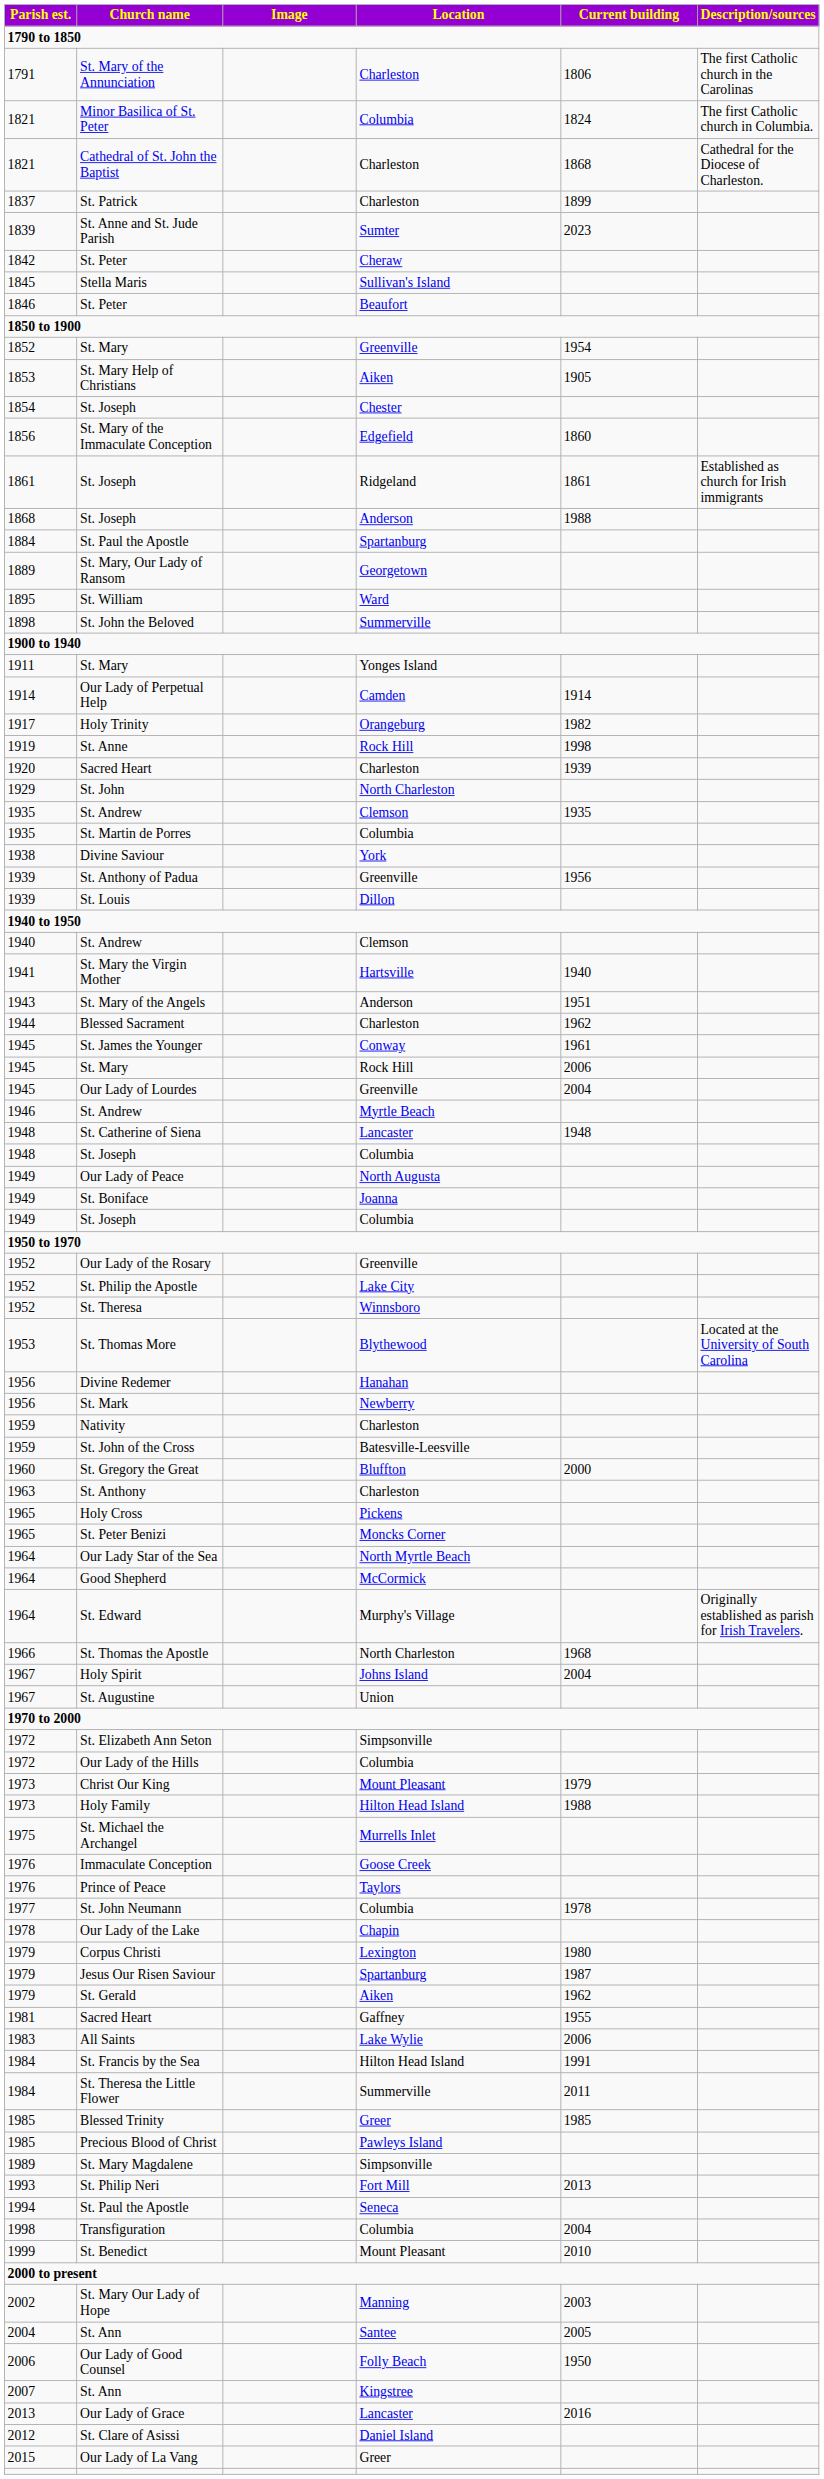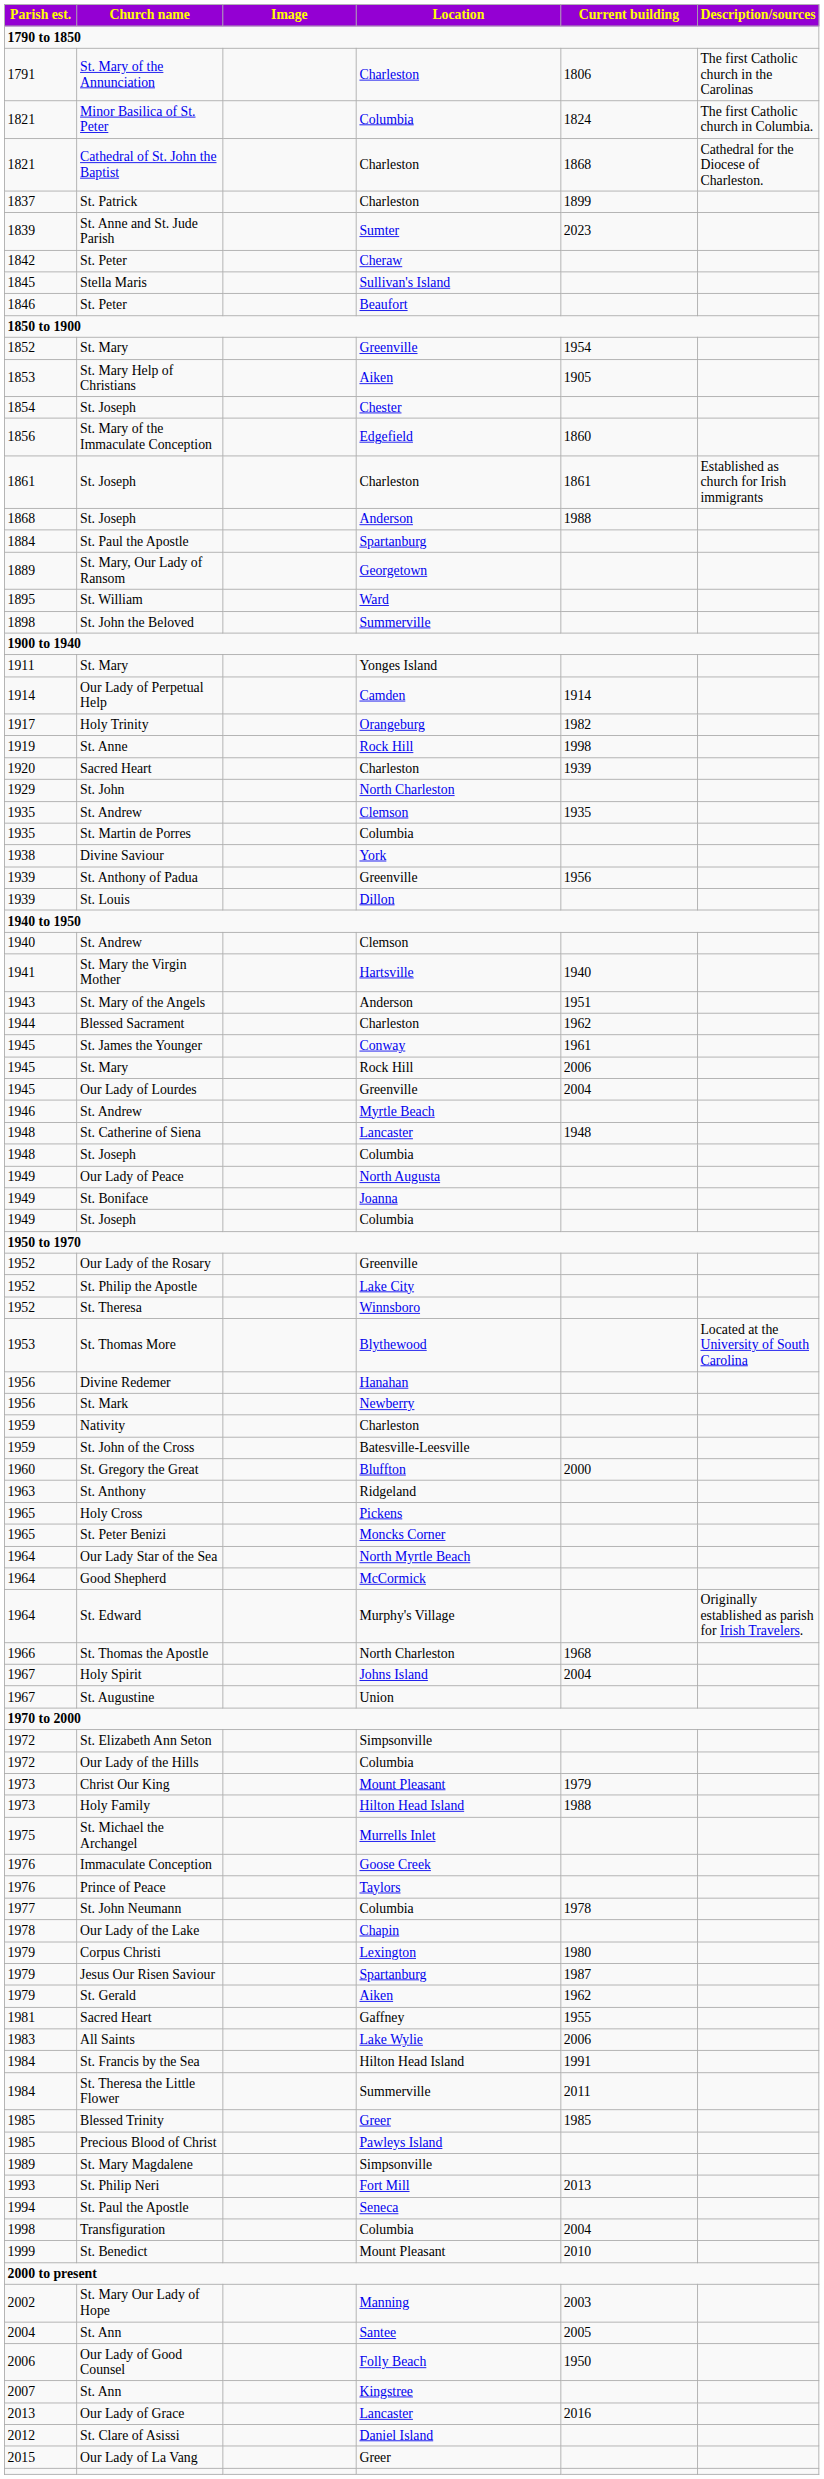(388, 482) Ridgeland -> (389, 482) Charleston
(389, 1491) Charleston -> (388, 1491) Ridgeland
